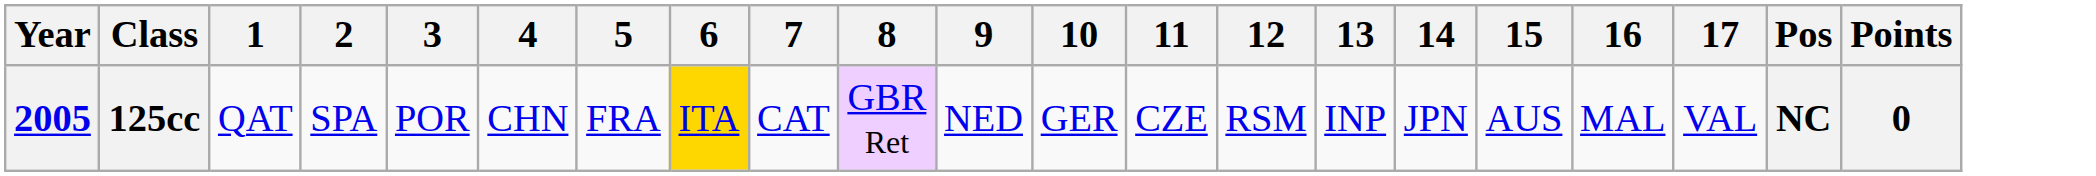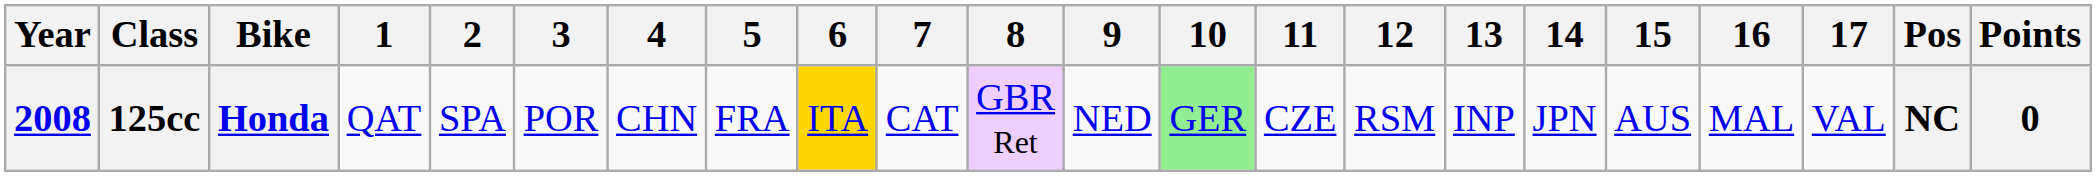+ column: (273, 34)
(52, 117) 2005 -> (52, 117) 2008
(1079, 117) no background -> (1208, 117) lightgreen background
